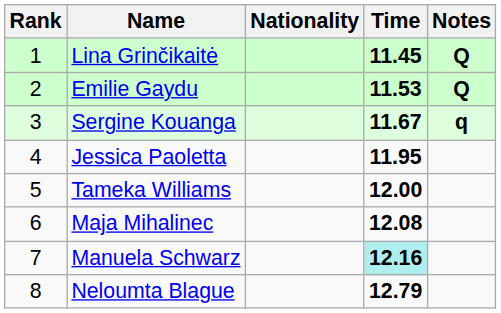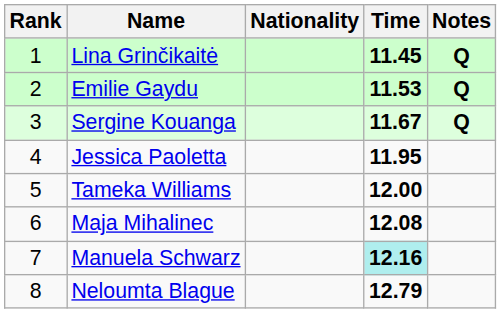(462, 122) q -> (462, 122) Q
